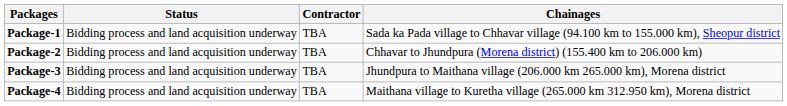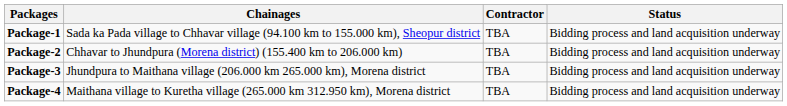columns swapped: (573, 14) <-> (181, 14)
